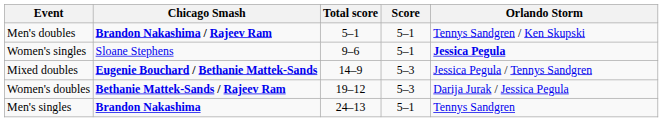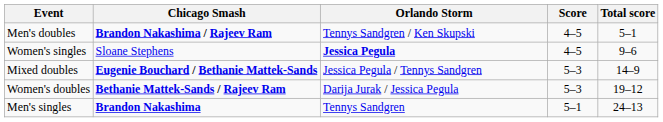columns swapped: (544, 13) <-> (351, 13)
(406, 32) 5–1 -> (573, 32) 4–5
(406, 51) 5–1 -> (573, 51) 4–5
